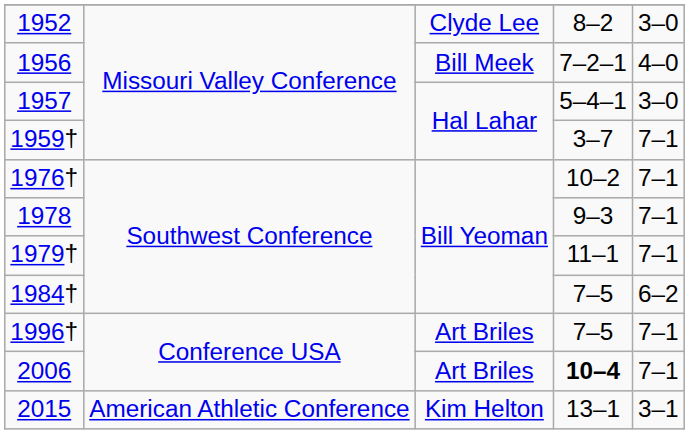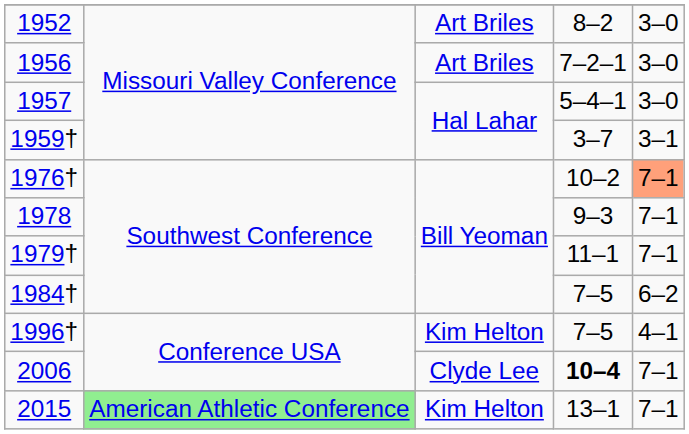(484, 23) Clyde Lee -> (484, 23) Art Briles
(484, 62) Bill Meek -> (484, 62) Art Briles
(658, 62) 4–0 -> (658, 62) 3–0
(658, 139) 7–1 -> (658, 139) 3–1
(658, 178) no background -> (658, 178) lightsalmon background
(484, 332) Art Briles -> (484, 332) Kim Helton
(658, 332) 7–1 -> (658, 332) 4–1
(484, 370) Art Briles -> (484, 370) Clyde Lee
(249, 409) no background -> (249, 409) lightgreen background
(658, 409) 3–1 -> (658, 409) 7–1
